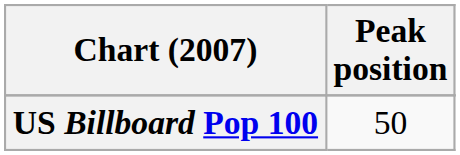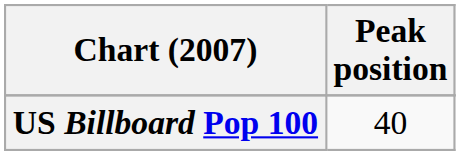(390, 122) 50 -> (390, 122) 40
